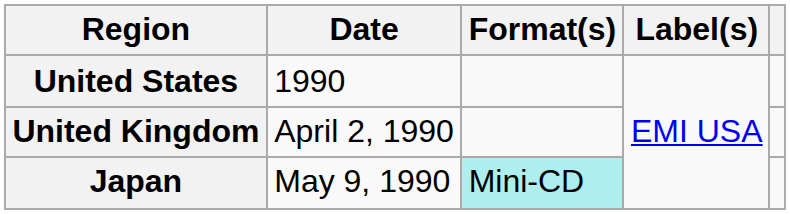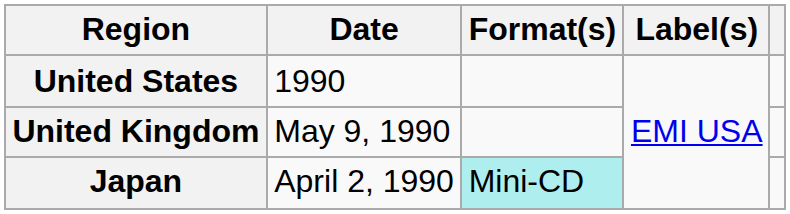(364, 131) April 2, 1990 -> (362, 131) May 9, 1990
(362, 182) May 9, 1990 -> (364, 182) April 2, 1990
